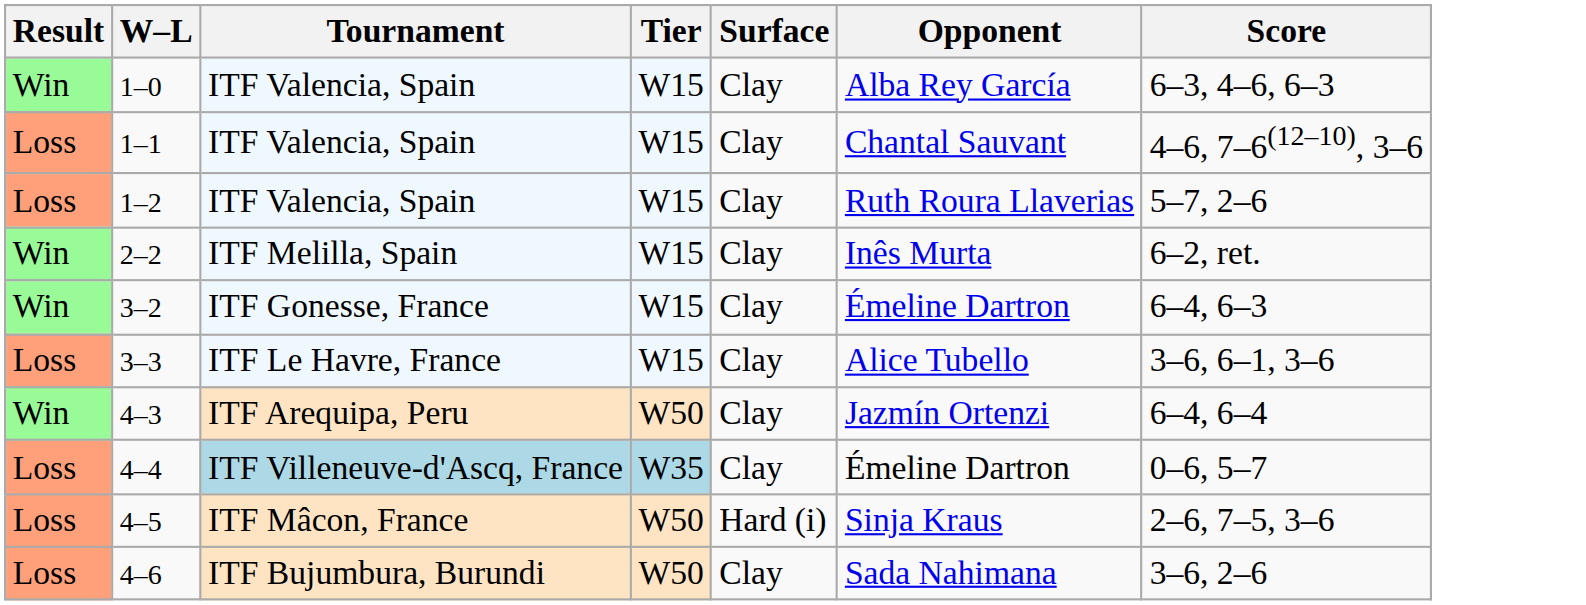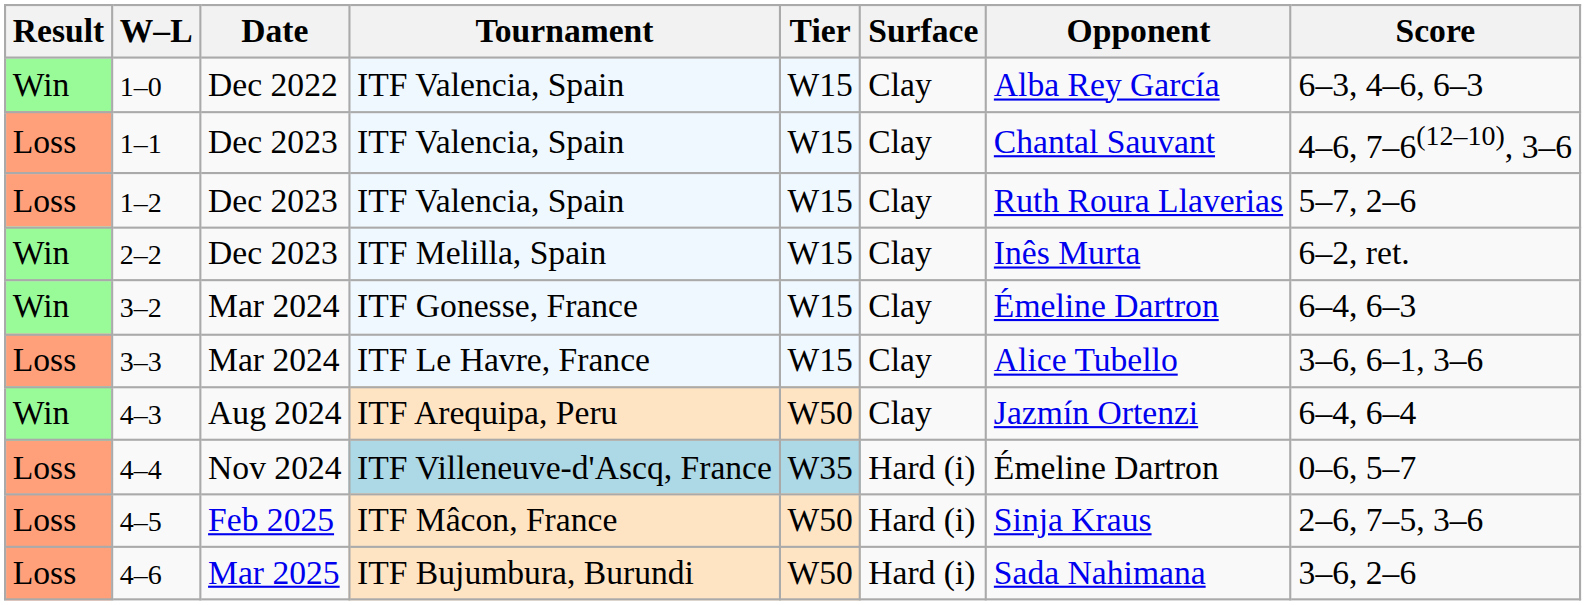+ column: (275, 31)
(751, 466) Clay -> (922, 466) Hard (i)
(751, 573) Clay -> (922, 573) Hard (i)
